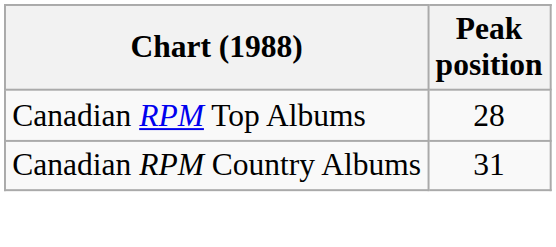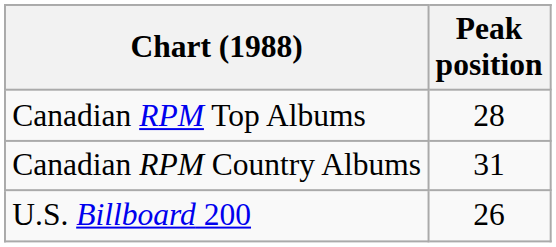+ row: (132, 214)
